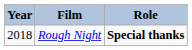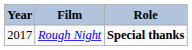(20, 35) 2018 -> (20, 35) 2017
